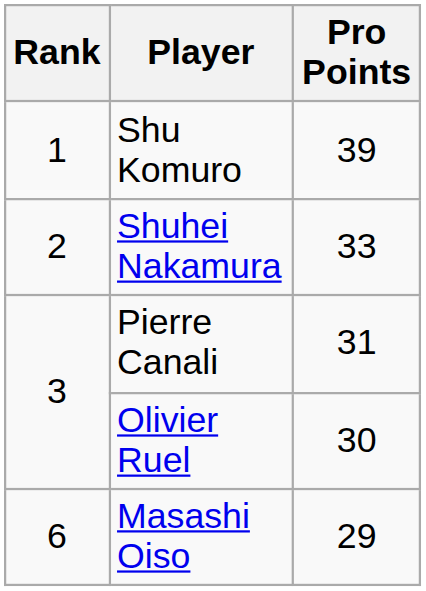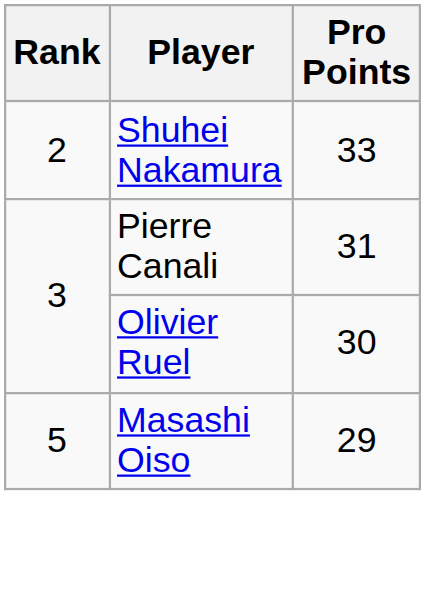- row: (180, 149)
(57, 536) 6 -> (57, 439) 5
